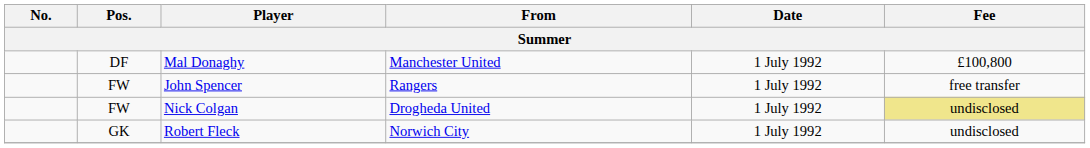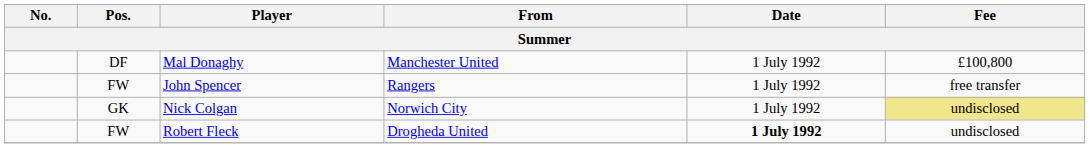(119, 108) FW -> (118, 108) GK
(440, 108) Drogheda United -> (427, 108) Norwich City
(119, 131) GK -> (118, 131) FW
(429, 131) Norwich City -> (438, 131) Drogheda United
(788, 131) normal -> (786, 131) bold
